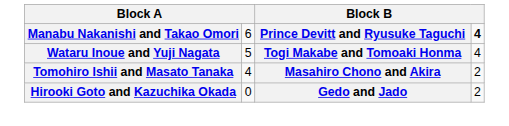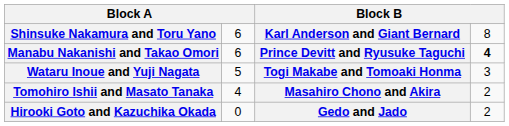+ row: (113, 33)
(477, 53) 4 -> (487, 72) 3
